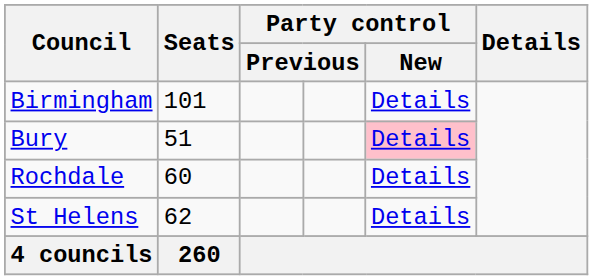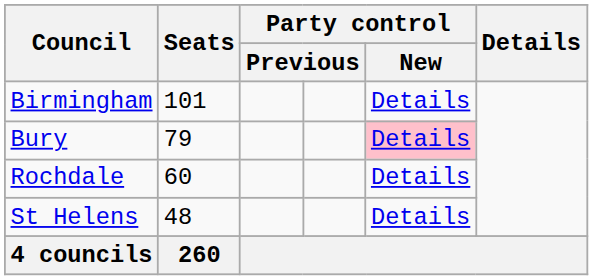(178, 140) 51 -> (178, 140) 79
(178, 217) 62 -> (178, 217) 48
